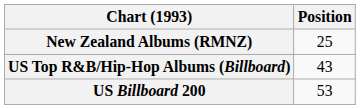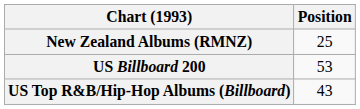rows swapped: (149, 91) <-> (149, 66)
